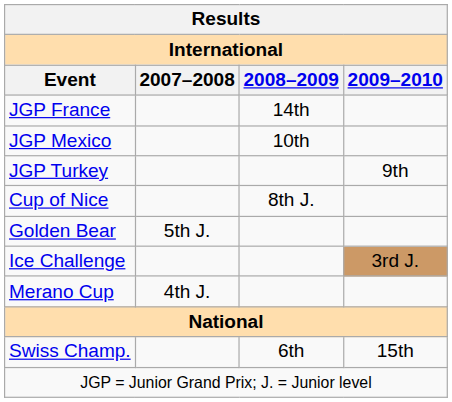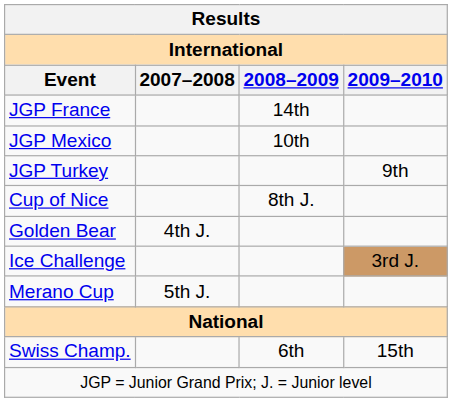(187, 230) 5th J. -> (187, 230) 4th J.
(187, 291) 4th J. -> (187, 291) 5th J.
